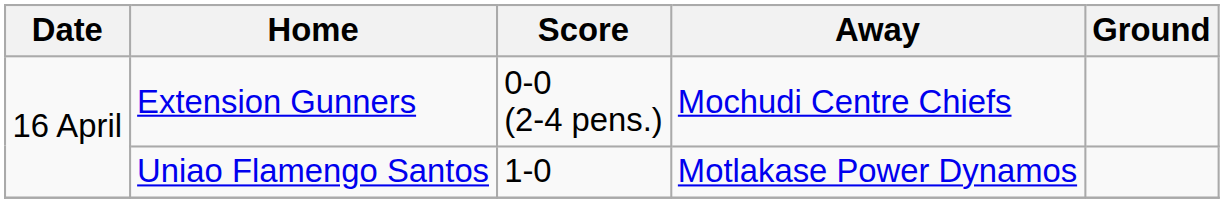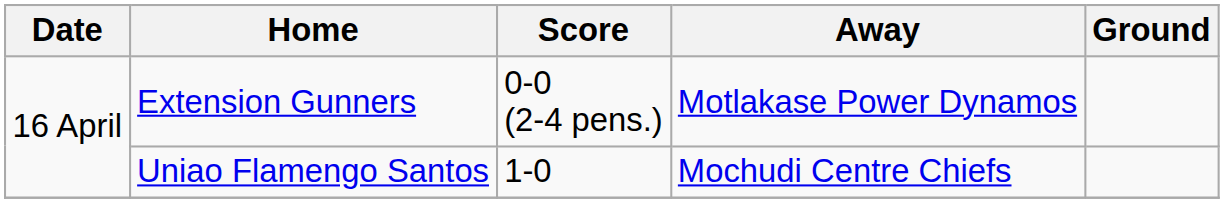(845, 100) Mochudi Centre Chiefs -> (877, 100) Motlakase Power Dynamos
(877, 171) Motlakase Power Dynamos -> (845, 171) Mochudi Centre Chiefs
